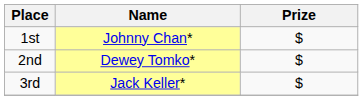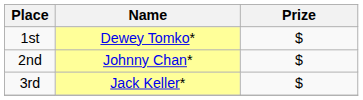(148, 38) Johnny Chan* -> (148, 38) Dewey Tomko*
(148, 60) Dewey Tomko* -> (148, 60) Johnny Chan*
